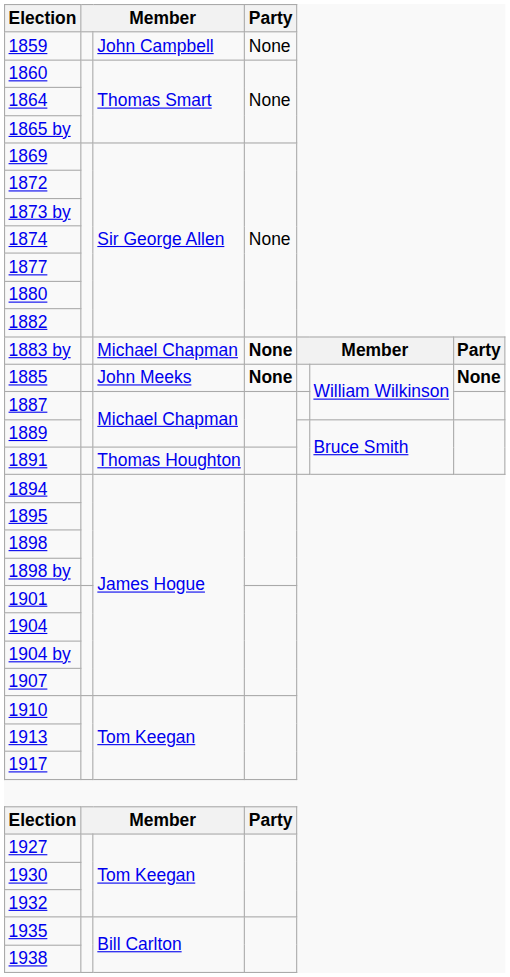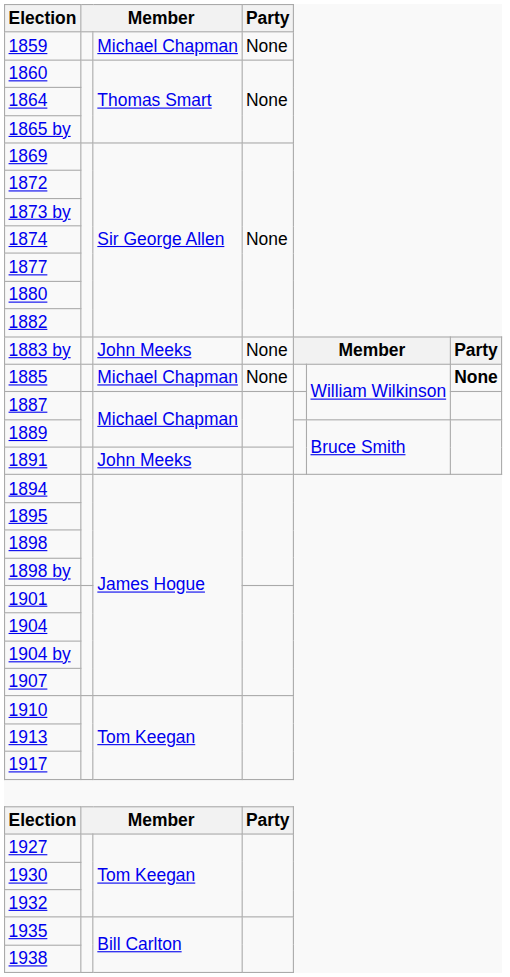(156, 45) John Campbell -> (168, 45) Michael Chapman
(168, 350) Michael Chapman -> (144, 350) John Meeks
(271, 350) bold -> (267, 350) normal
(144, 377) John Meeks -> (168, 377) Michael Chapman
(271, 377) bold -> (267, 377) normal
(169, 460) Thomas Houghton -> (144, 460) John Meeks
